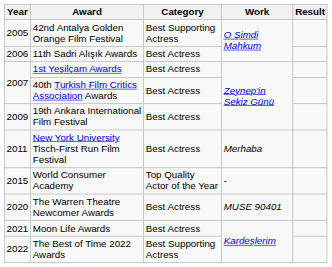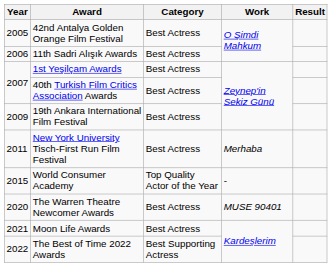(181, 33) Best Supporting Actress -> (173, 33) Best Actress
